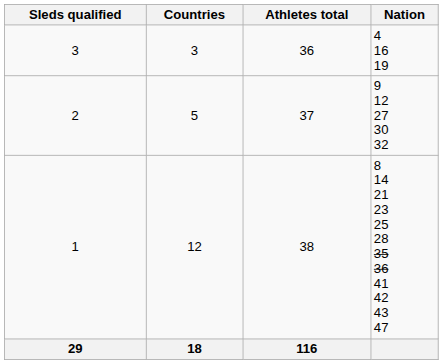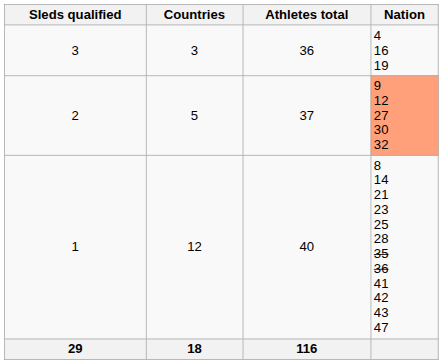(381, 115) no background -> (381, 115) lightsalmon background
(307, 247) 38 -> (307, 247) 40
